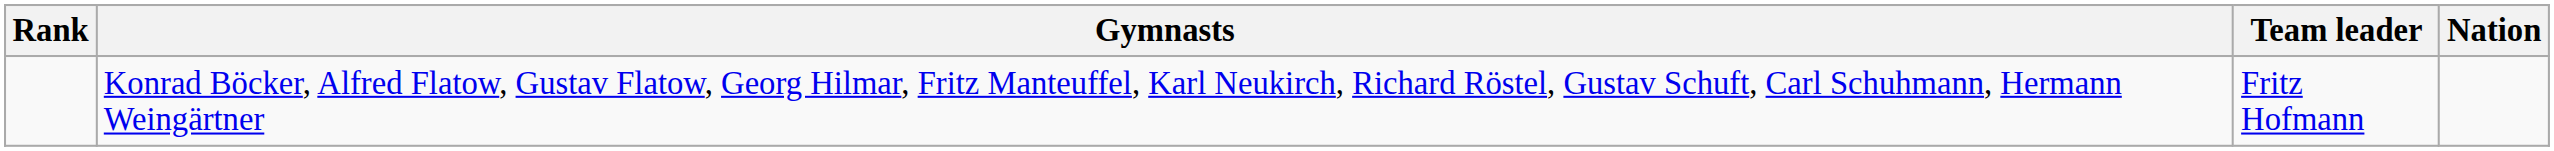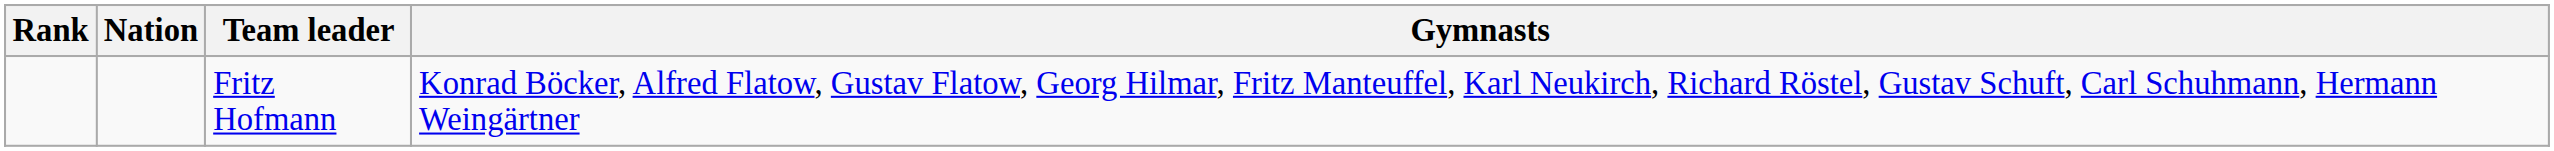columns swapped: (2494, 30) <-> (1165, 30)
